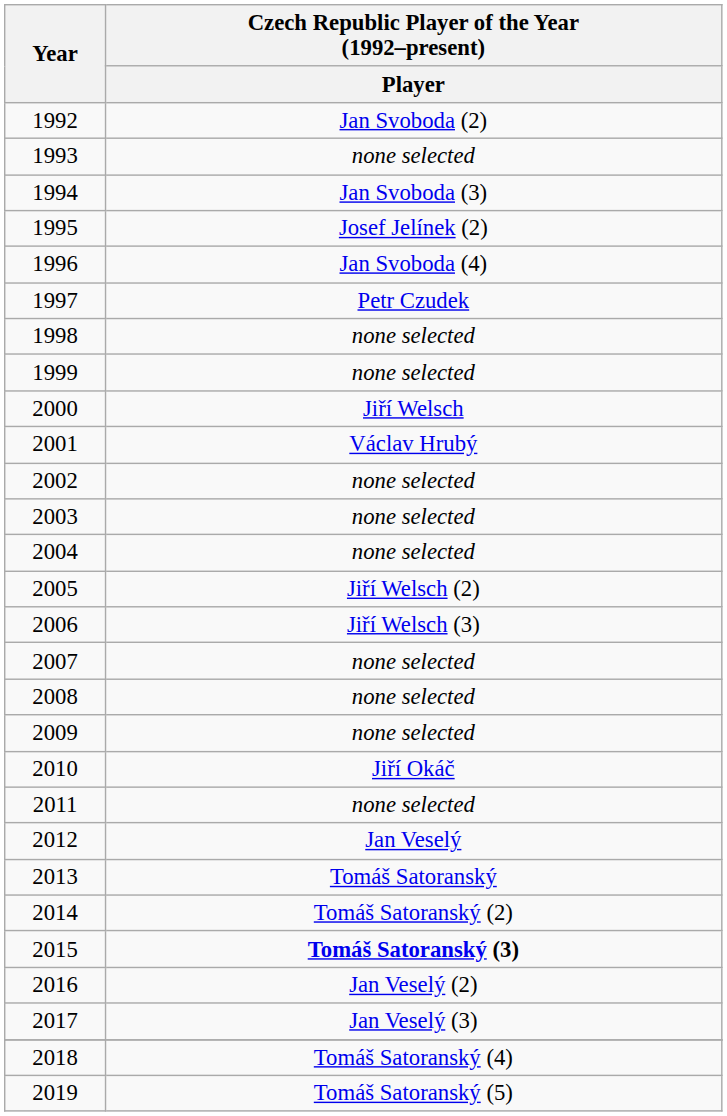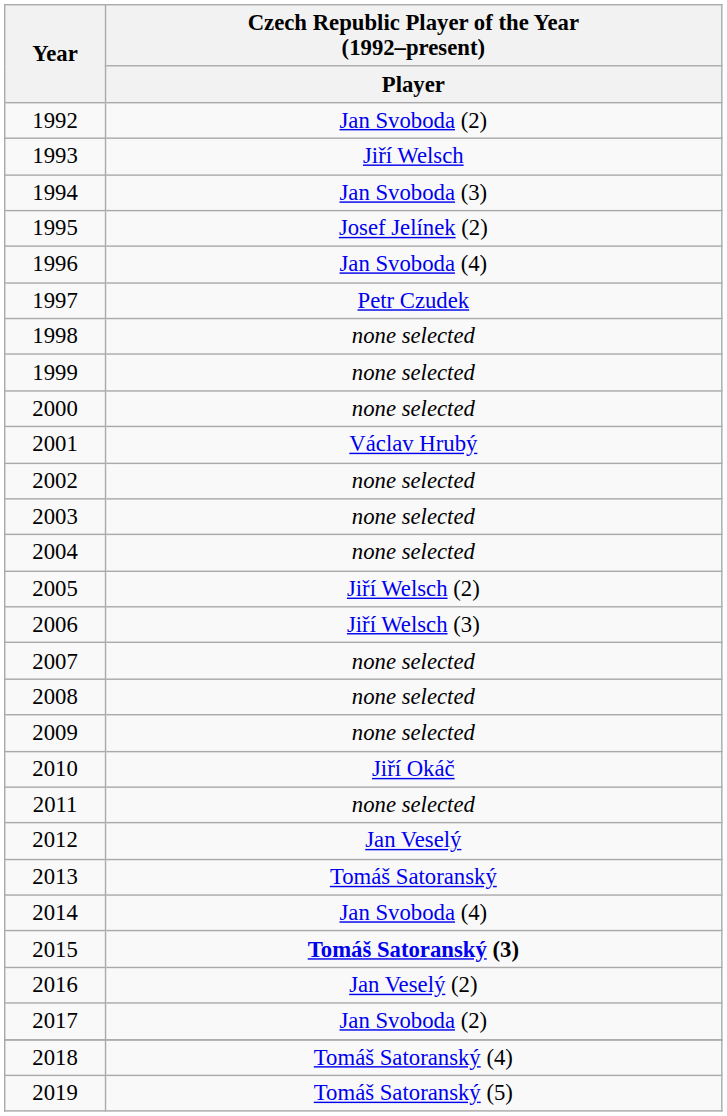(413, 156) none selected -> (413, 156) Jiří Welsch
(413, 408) Jiří Welsch -> (413, 408) none selected
(413, 912) Tomáš Satoranský (2) -> (413, 912) Jan Svoboda (4)
(413, 1020) Jan Veselý (3) -> (413, 1020) Jan Svoboda (2)
